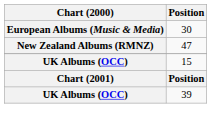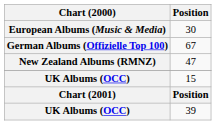+ row: (191, 45)
